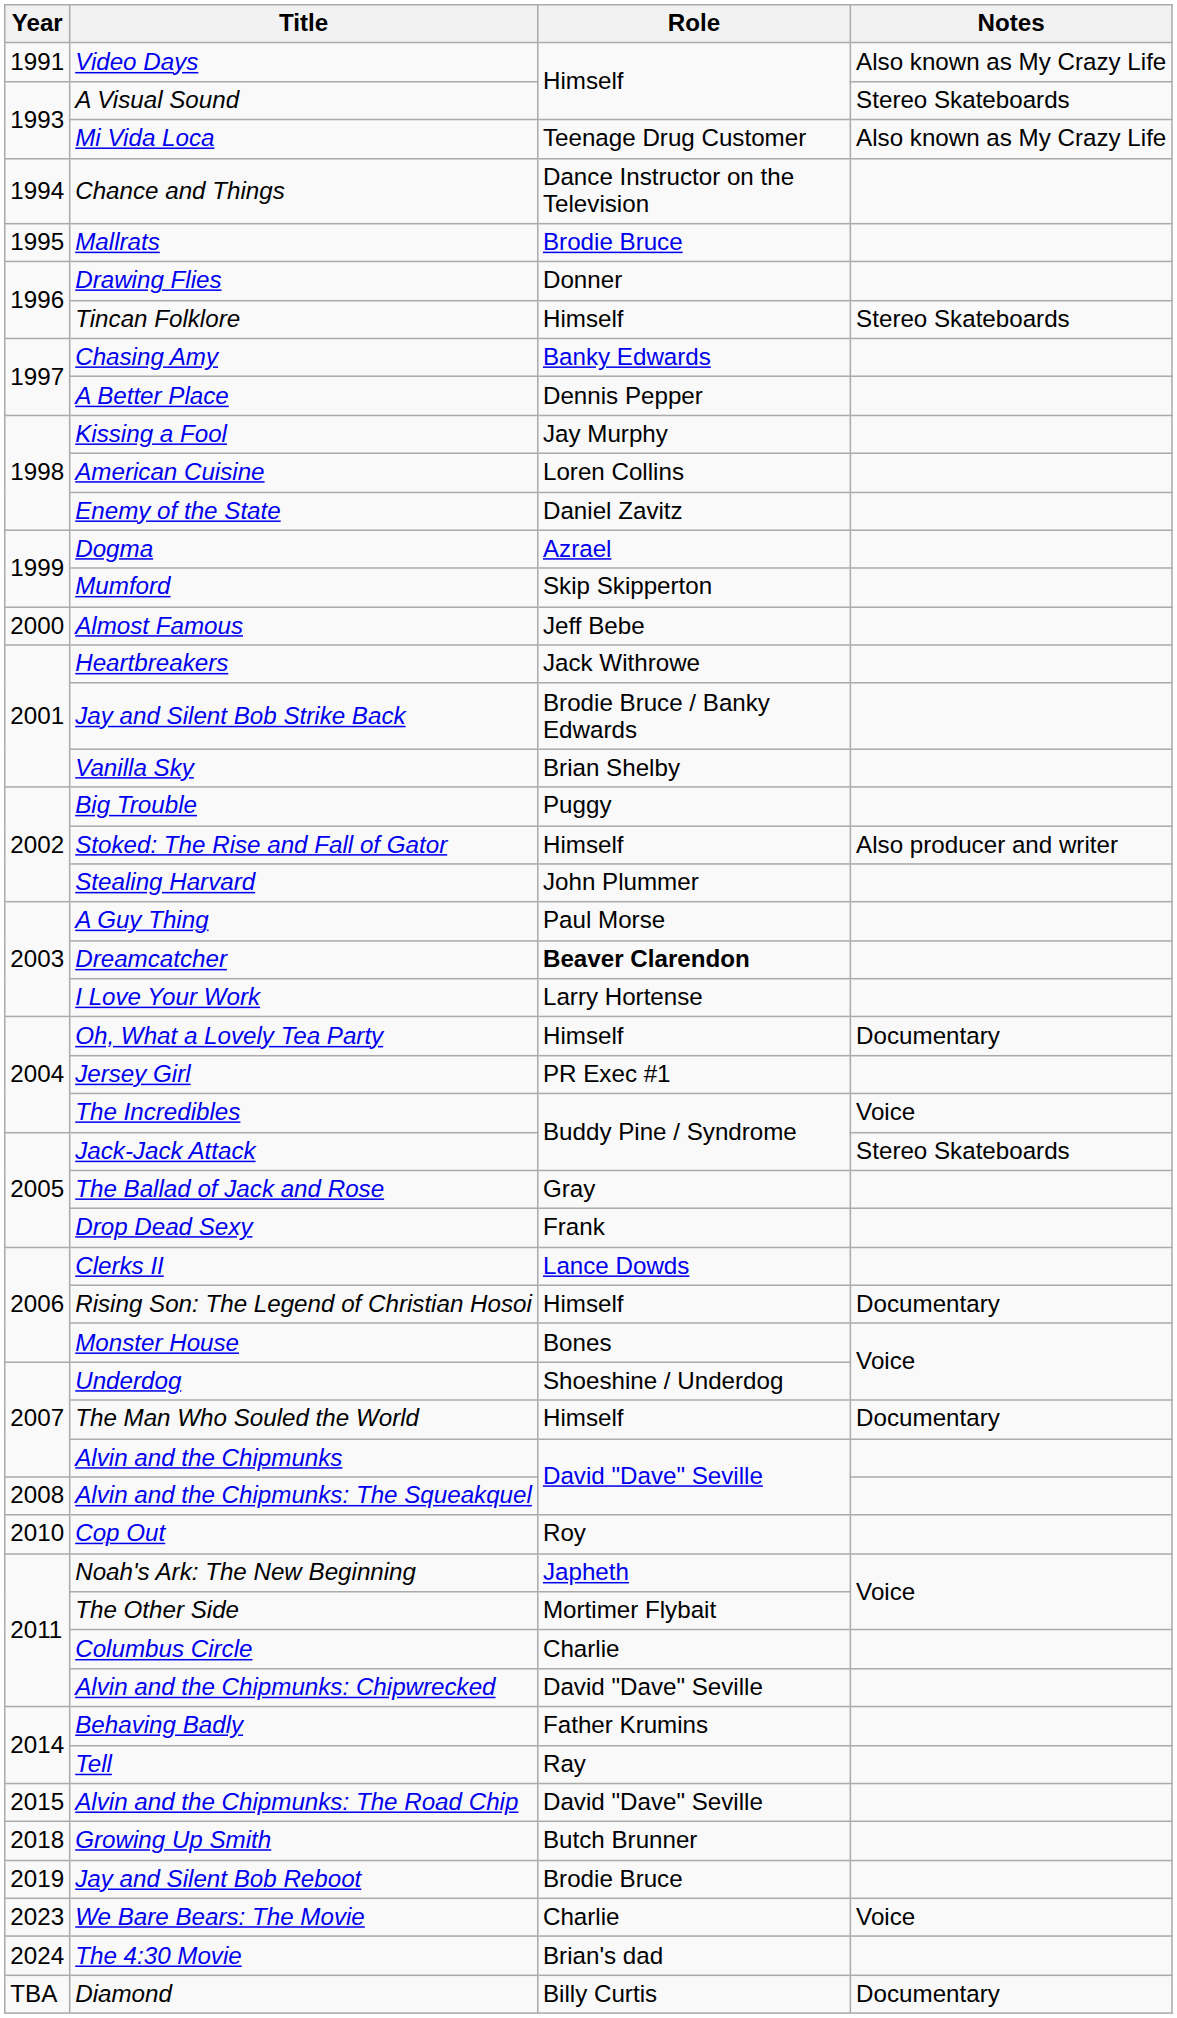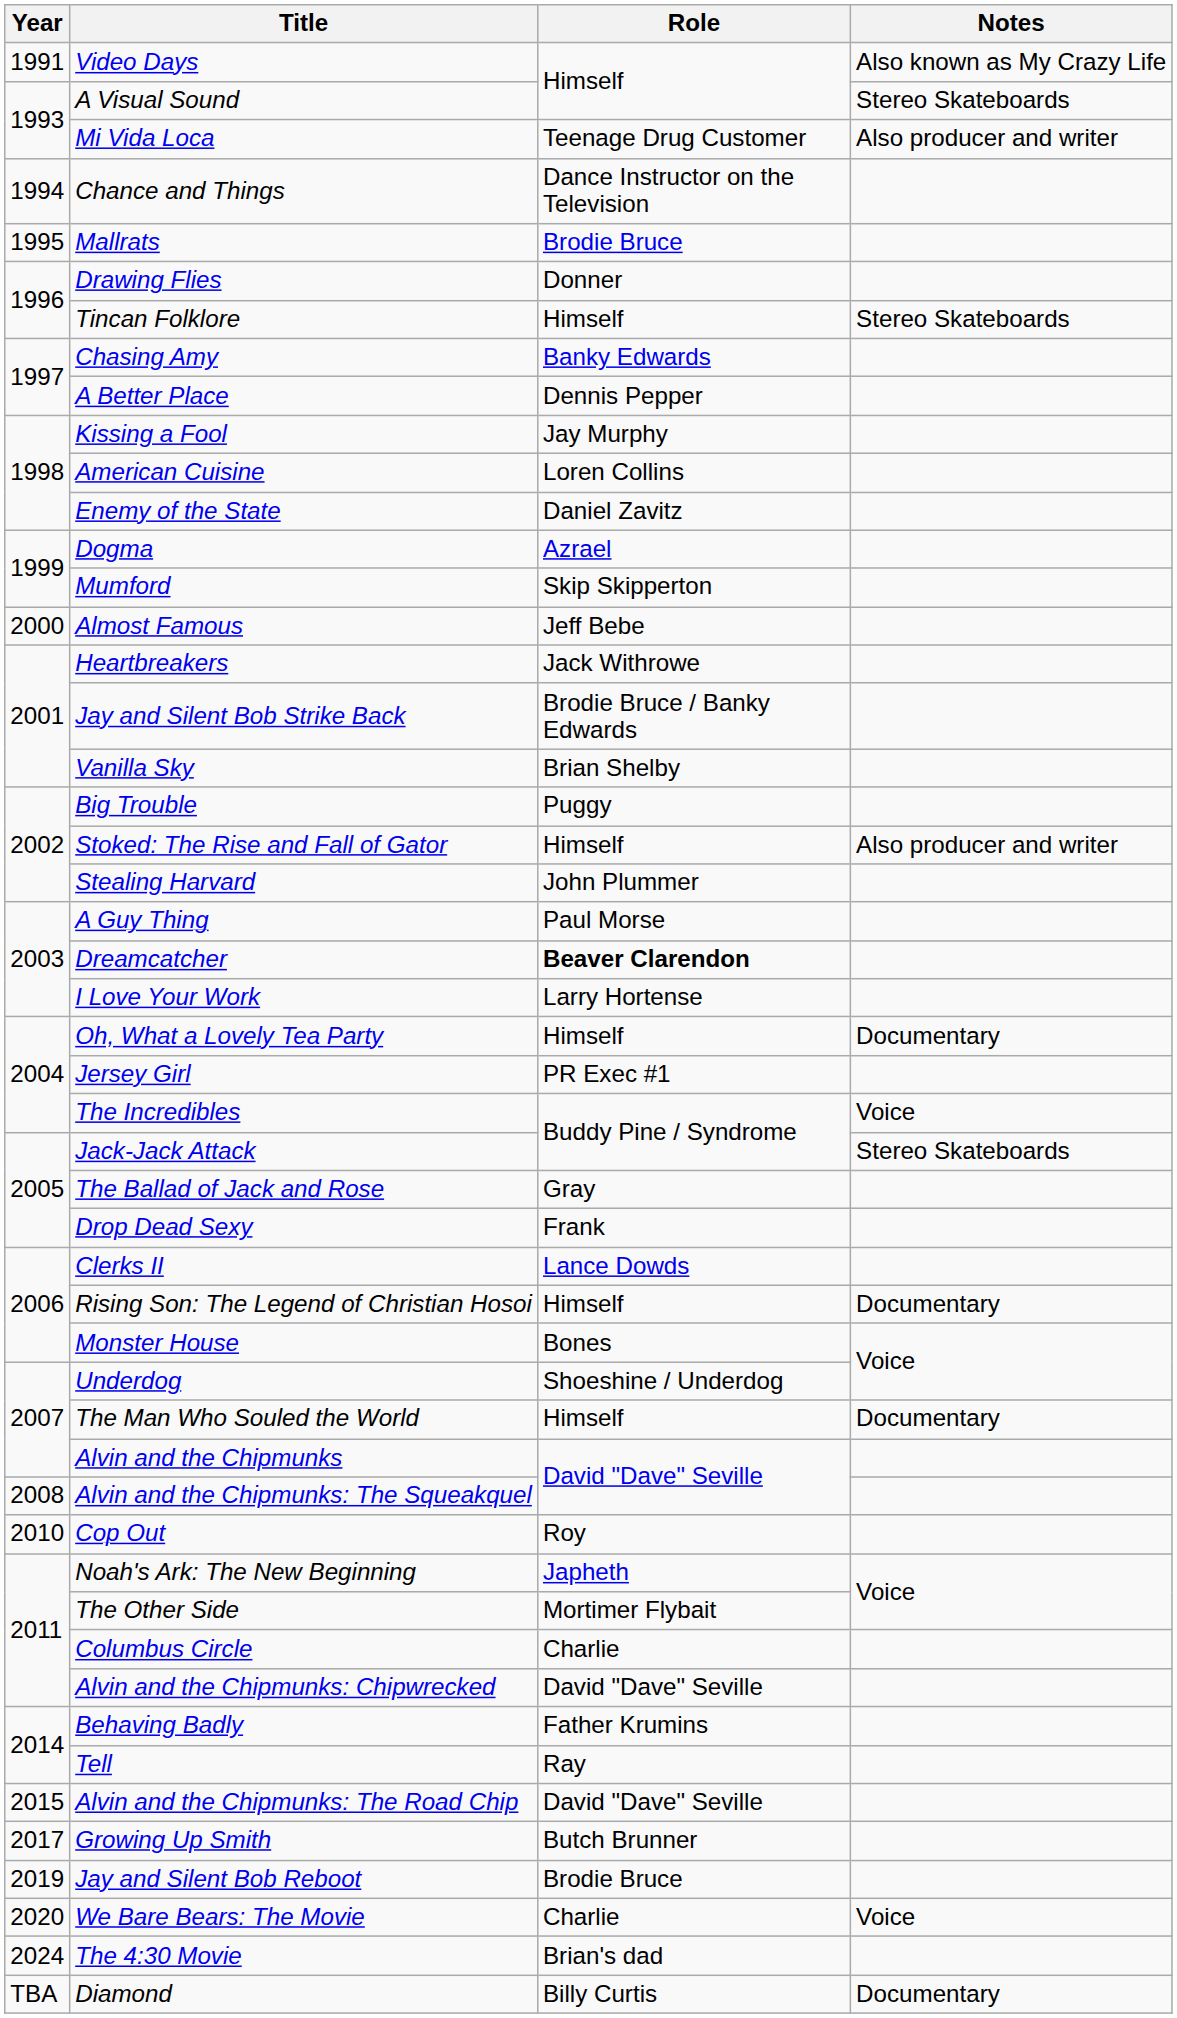(1011, 138) Also known as My Crazy Life -> (987, 138) Also producer and writer
(37, 1840) 2018 -> (37, 1840) 2017
(37, 1917) 2023 -> (37, 1917) 2020
